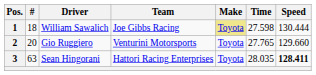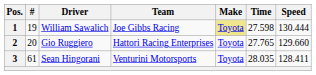(32, 27) 18 -> (32, 27) 19
(155, 43) Venturini Motorsports -> (163, 43) Hattori Racing Enterprises
(32, 59) 63 -> (32, 59) 61
(163, 59) Hattori Racing Enterprises -> (155, 59) Venturini Motorsports
(293, 59) bold -> (293, 59) normal
